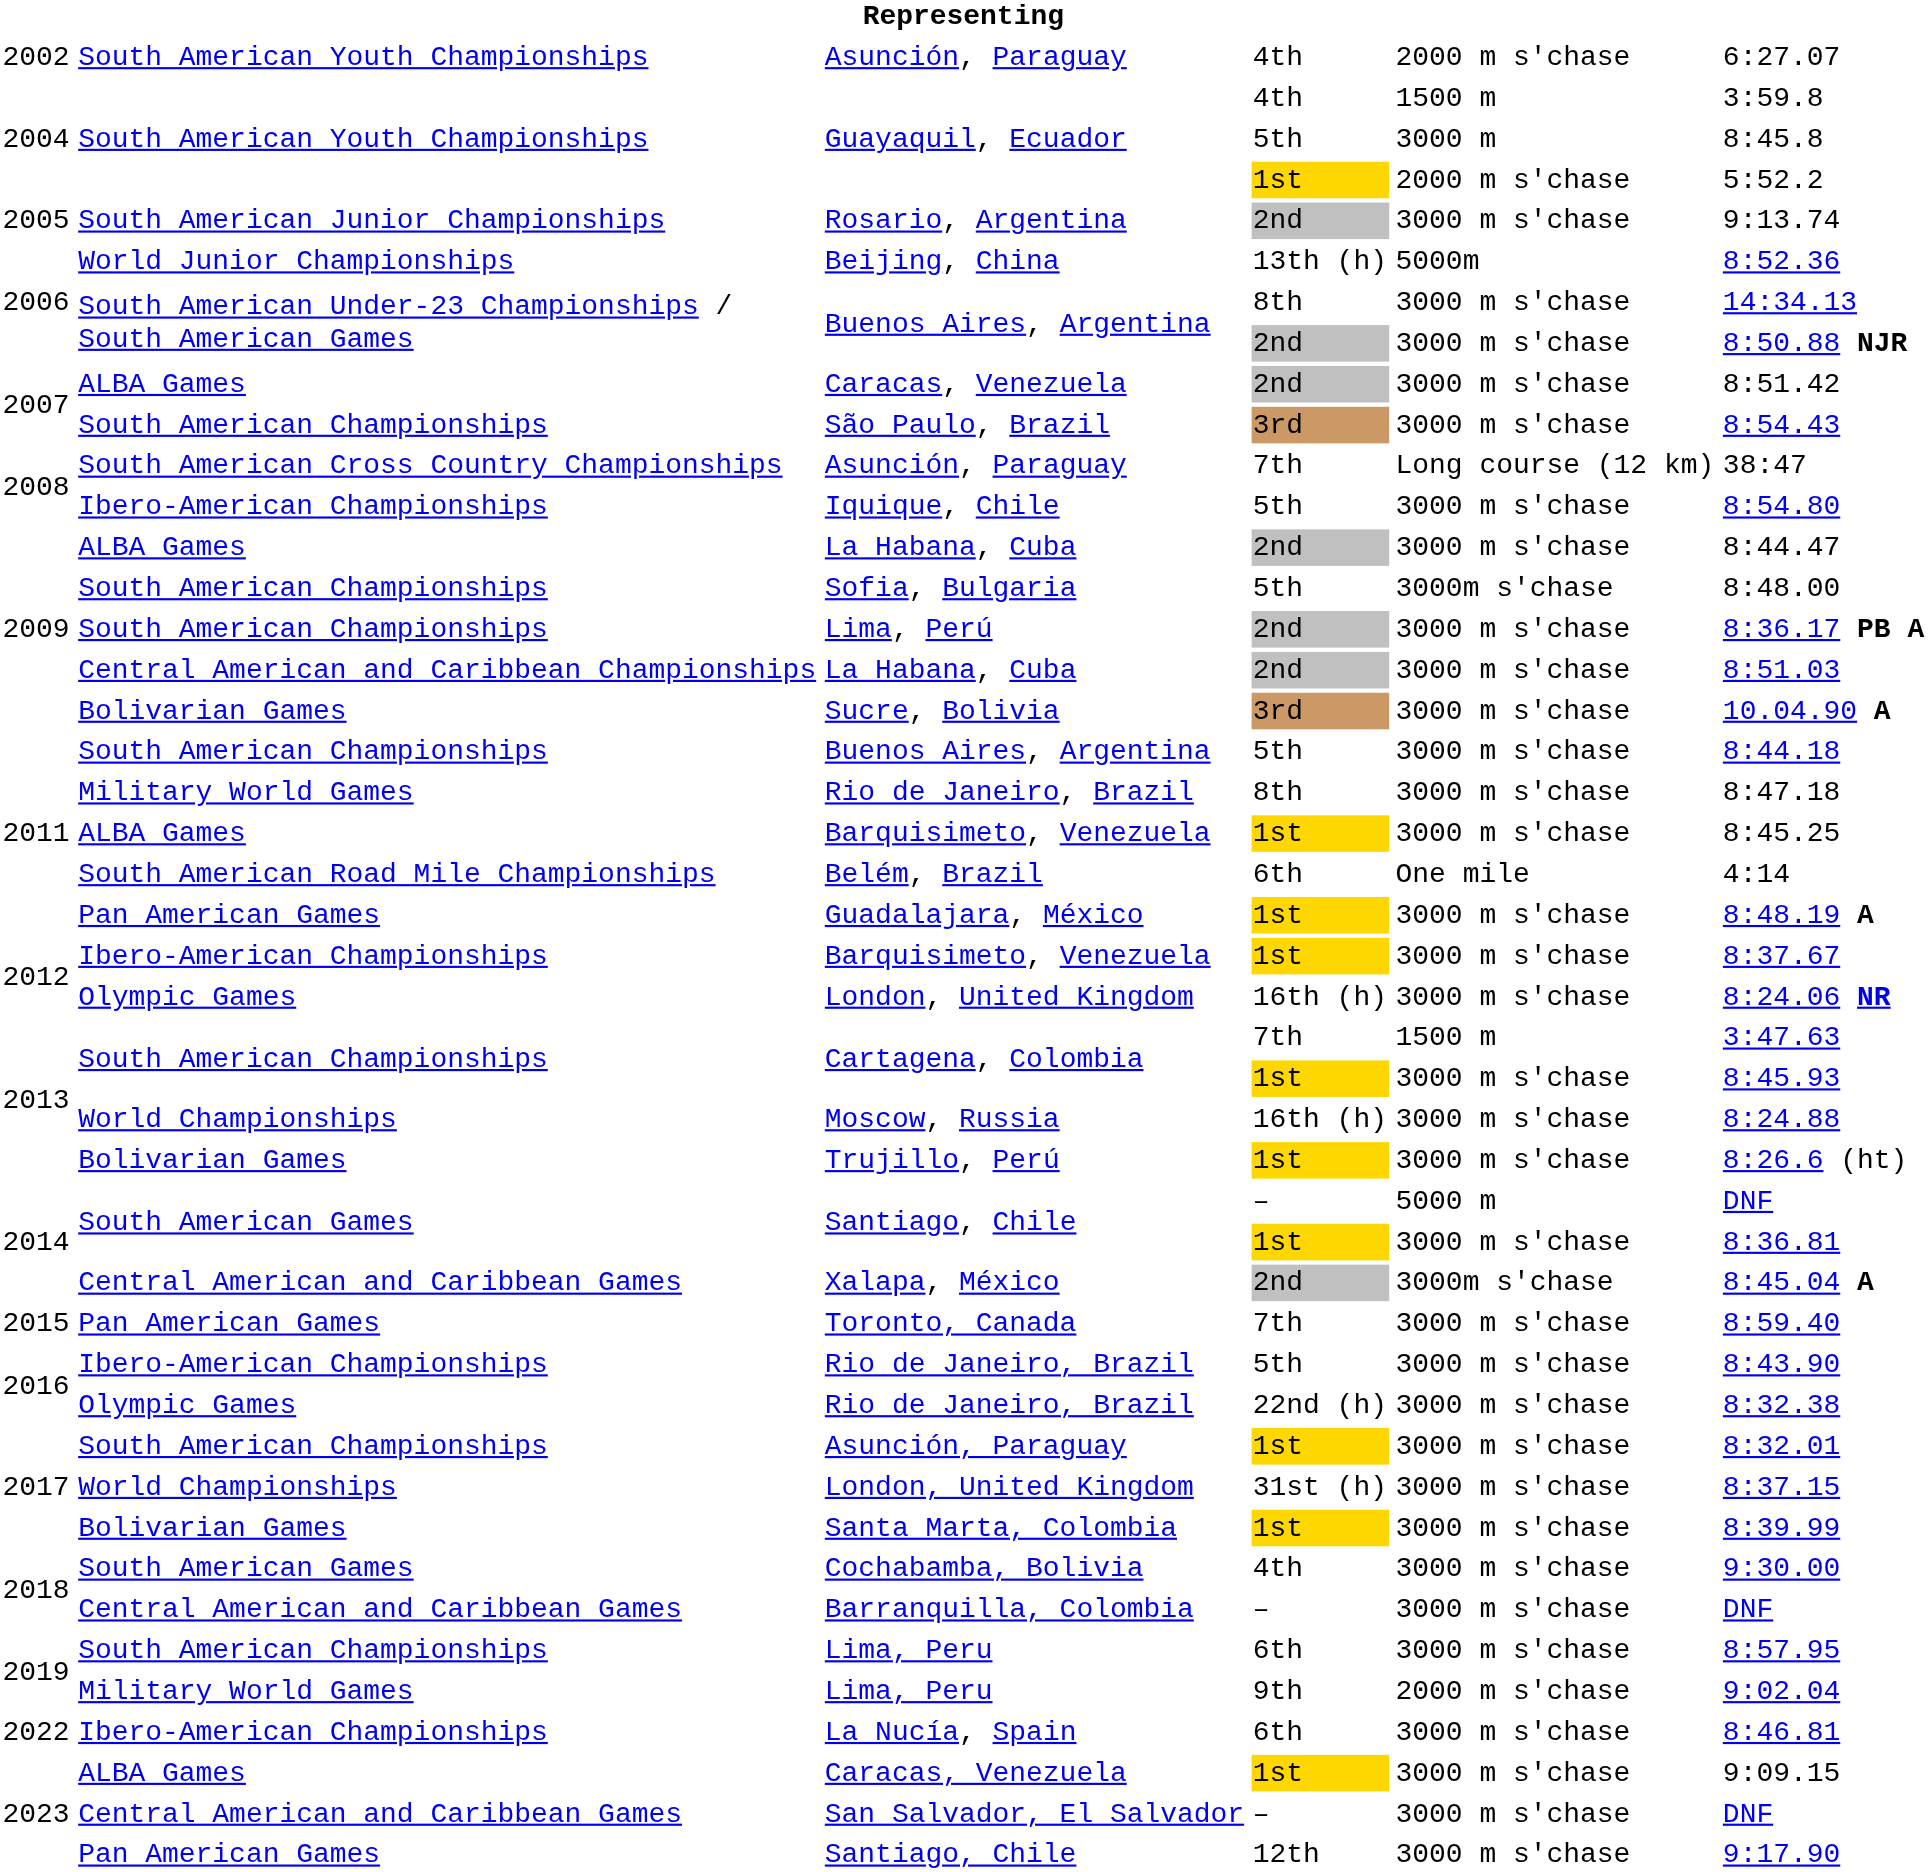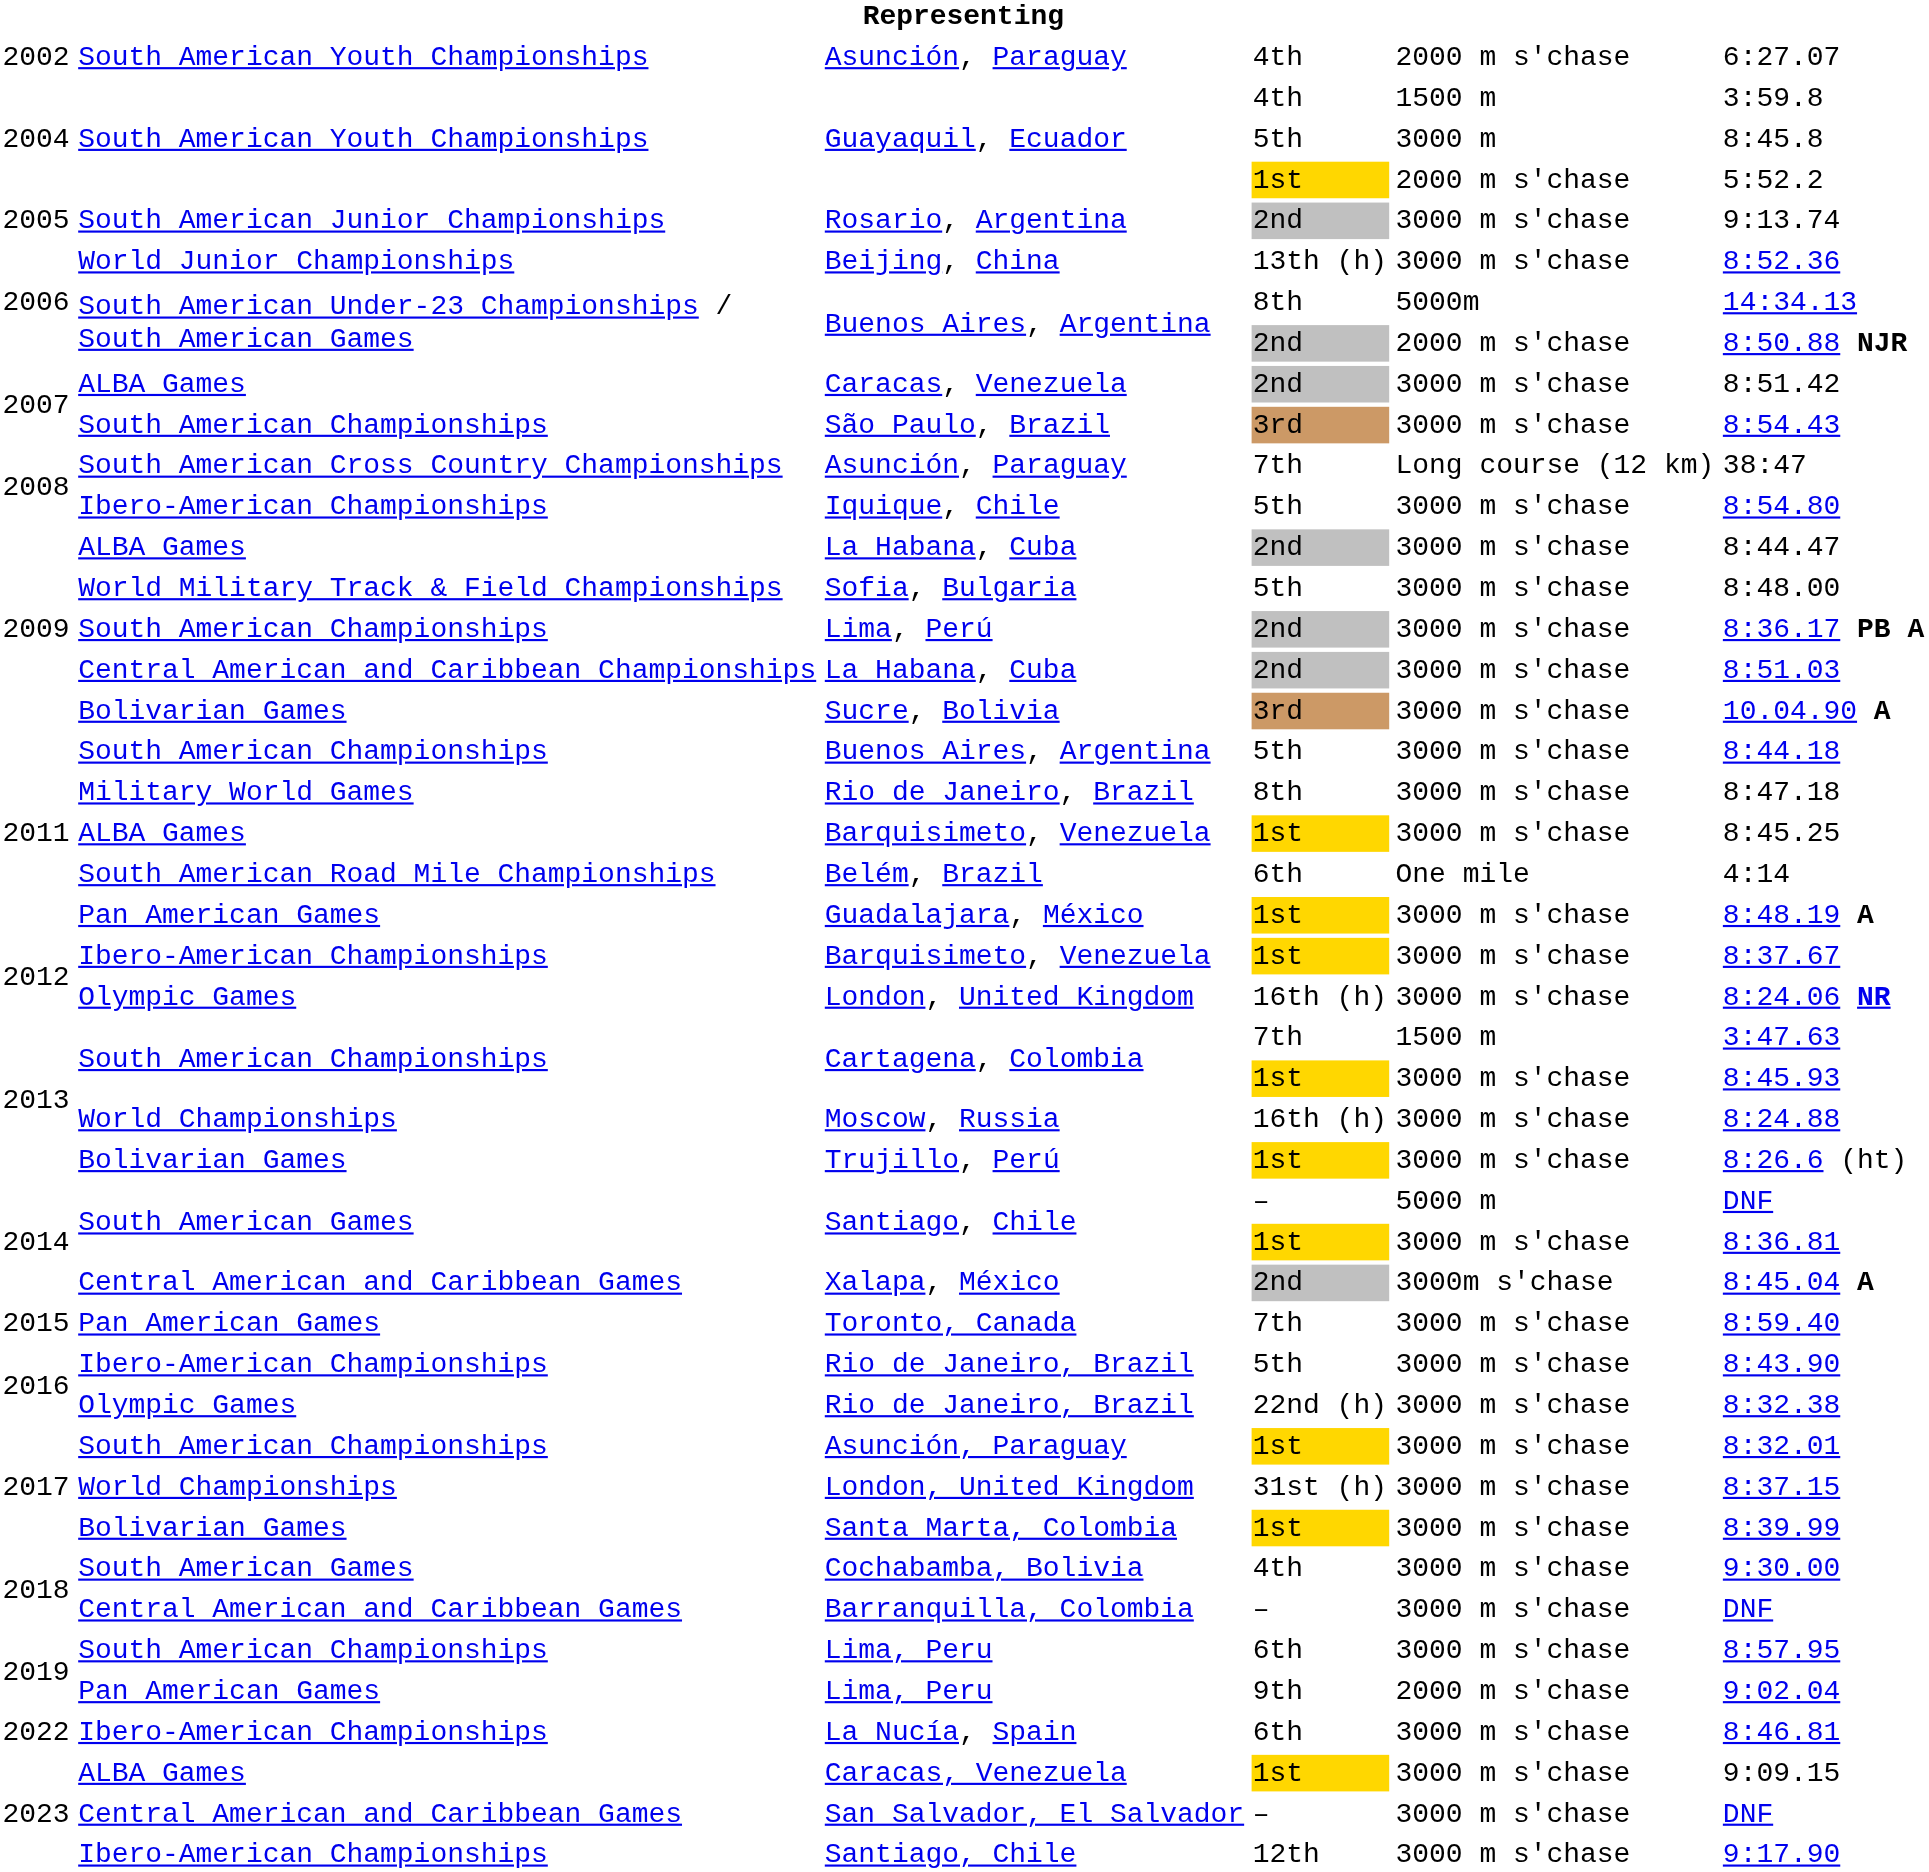(1437, 262) 5000m -> (1513, 262) 3000 m s'chase
(1513, 303) 3000 m s'chase -> (1437, 303) 5000m
(1513, 343) 3000 m s'chase -> (1513, 343) 2000 m s'chase
(313, 588) South American Championships -> (430, 588) World Military Track & Field Championships
(1505, 588) 3000m s'chase -> (1513, 588) 3000 m s'chase
(246, 1691) Military World Games -> (229, 1691) Pan American Games
(229, 1855) Pan American Games -> (313, 1855) Ibero-American Championships
